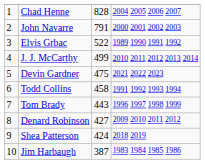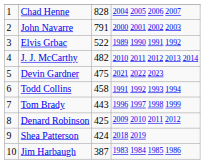(101, 58) 499 -> (101, 58) 482
(101, 120) 427 -> (101, 120) 425
